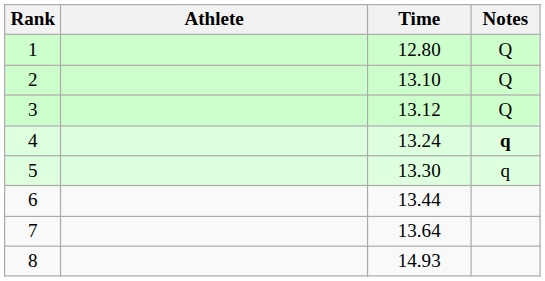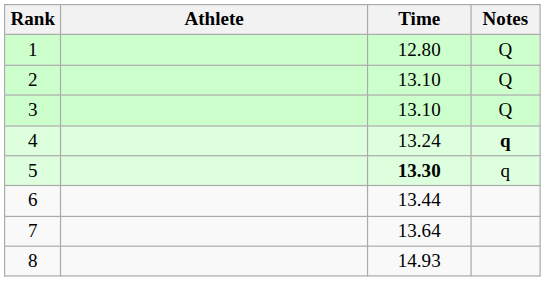(419, 110) 13.12 -> (419, 110) 13.10
(419, 170) normal -> (419, 170) bold
